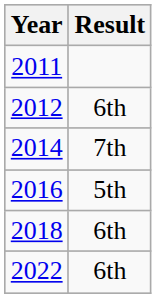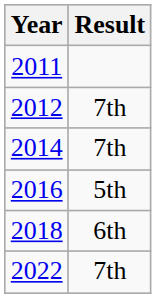(110, 107) 6th -> (110, 107) 7th
(110, 271) 6th -> (110, 271) 7th
